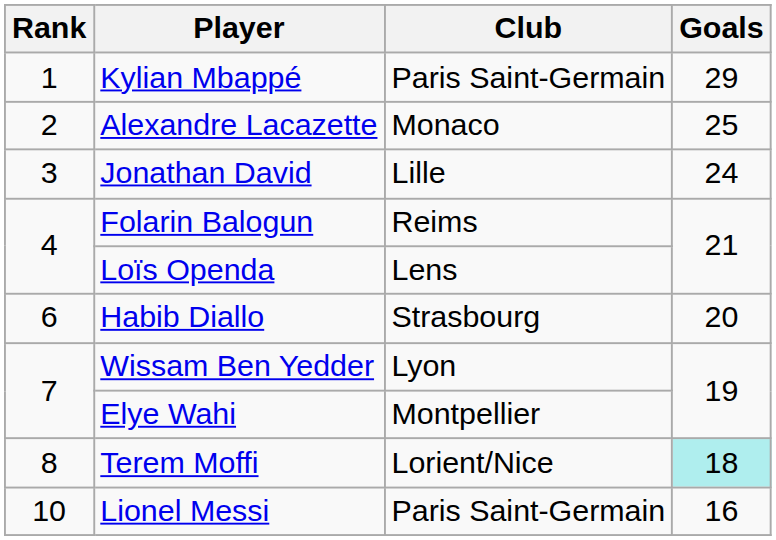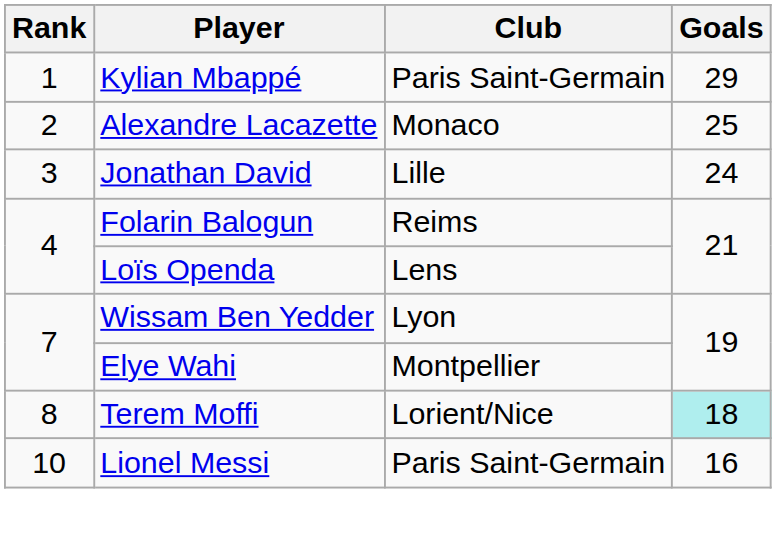- row: (182, 317)
